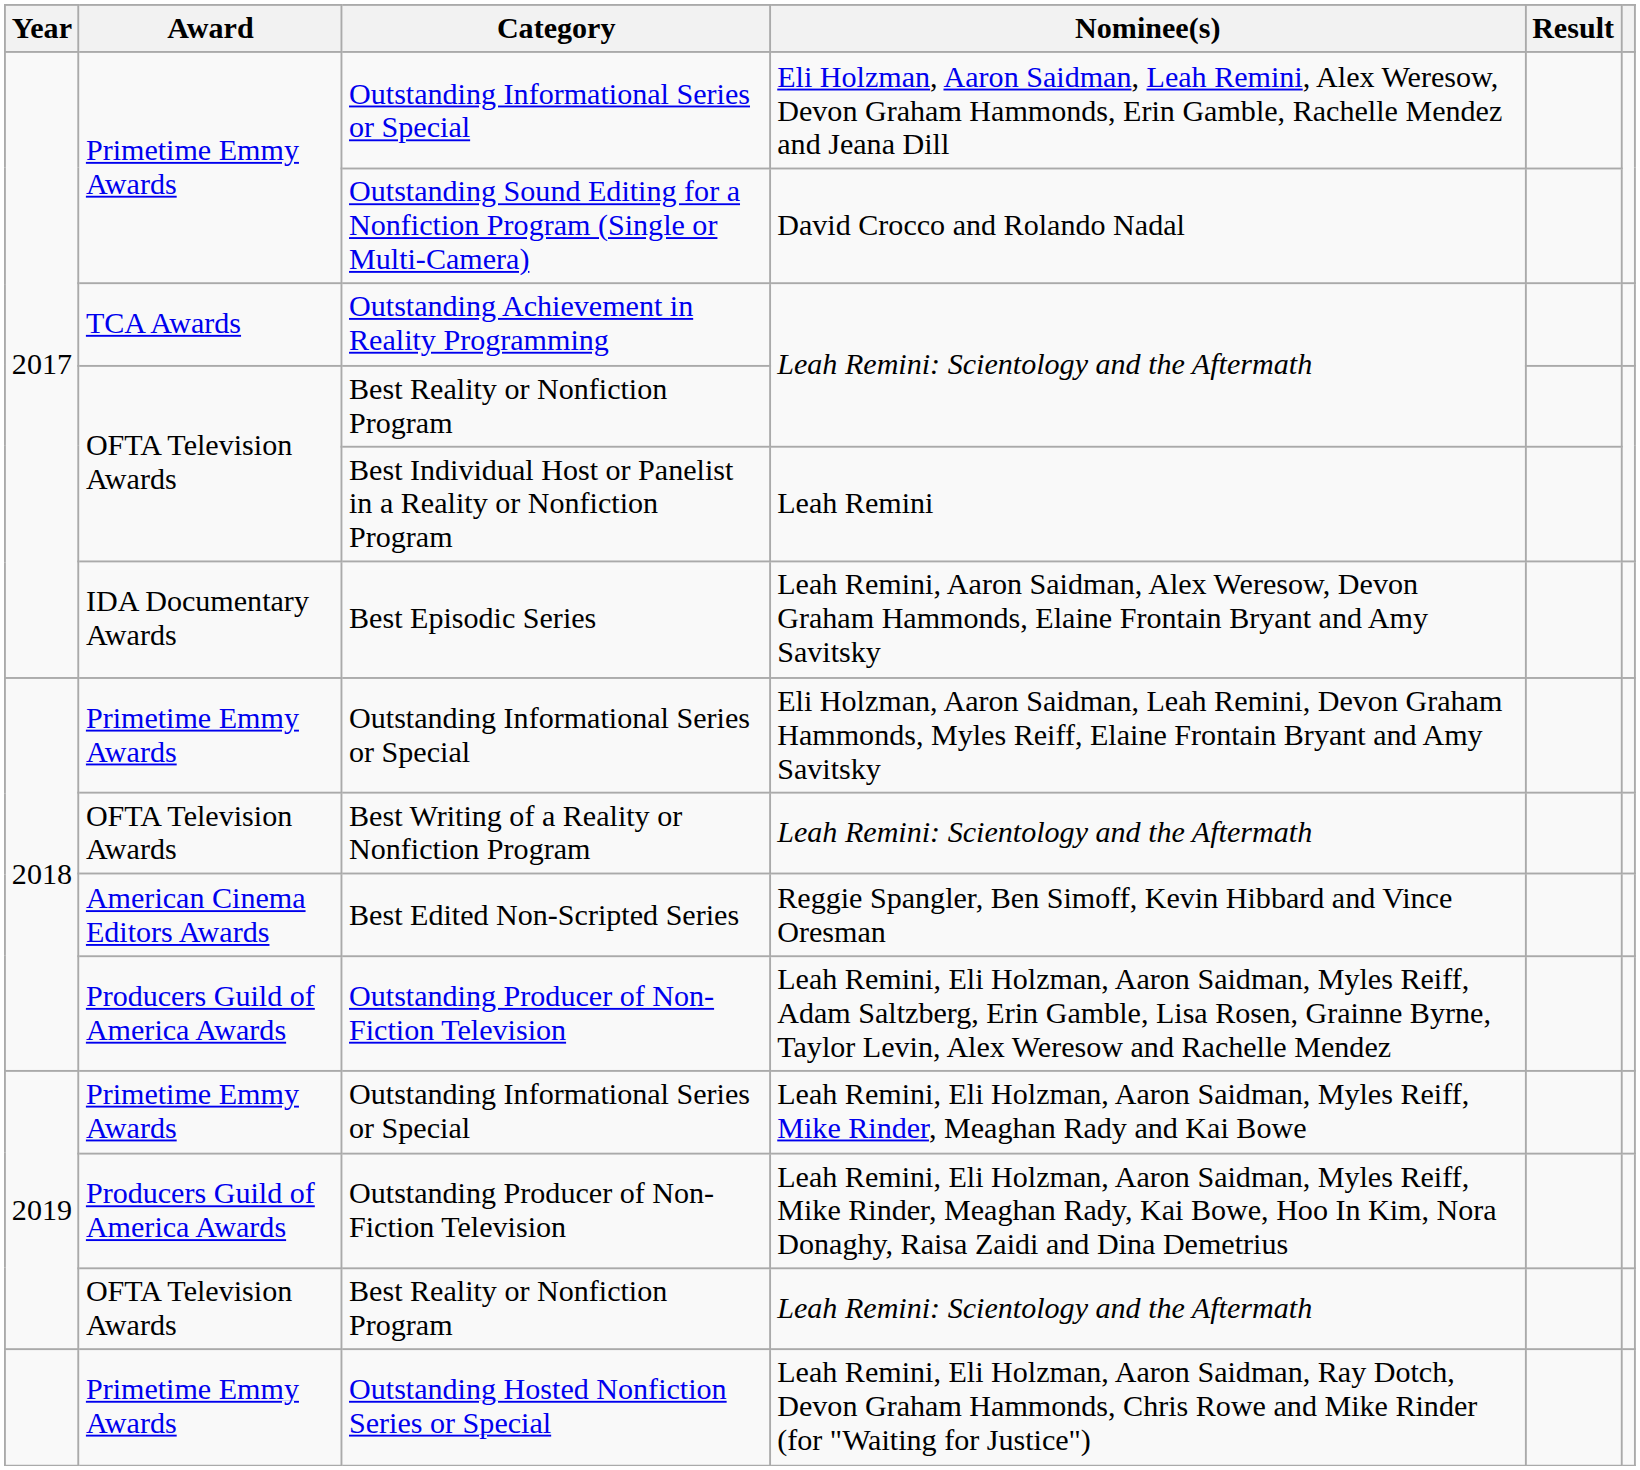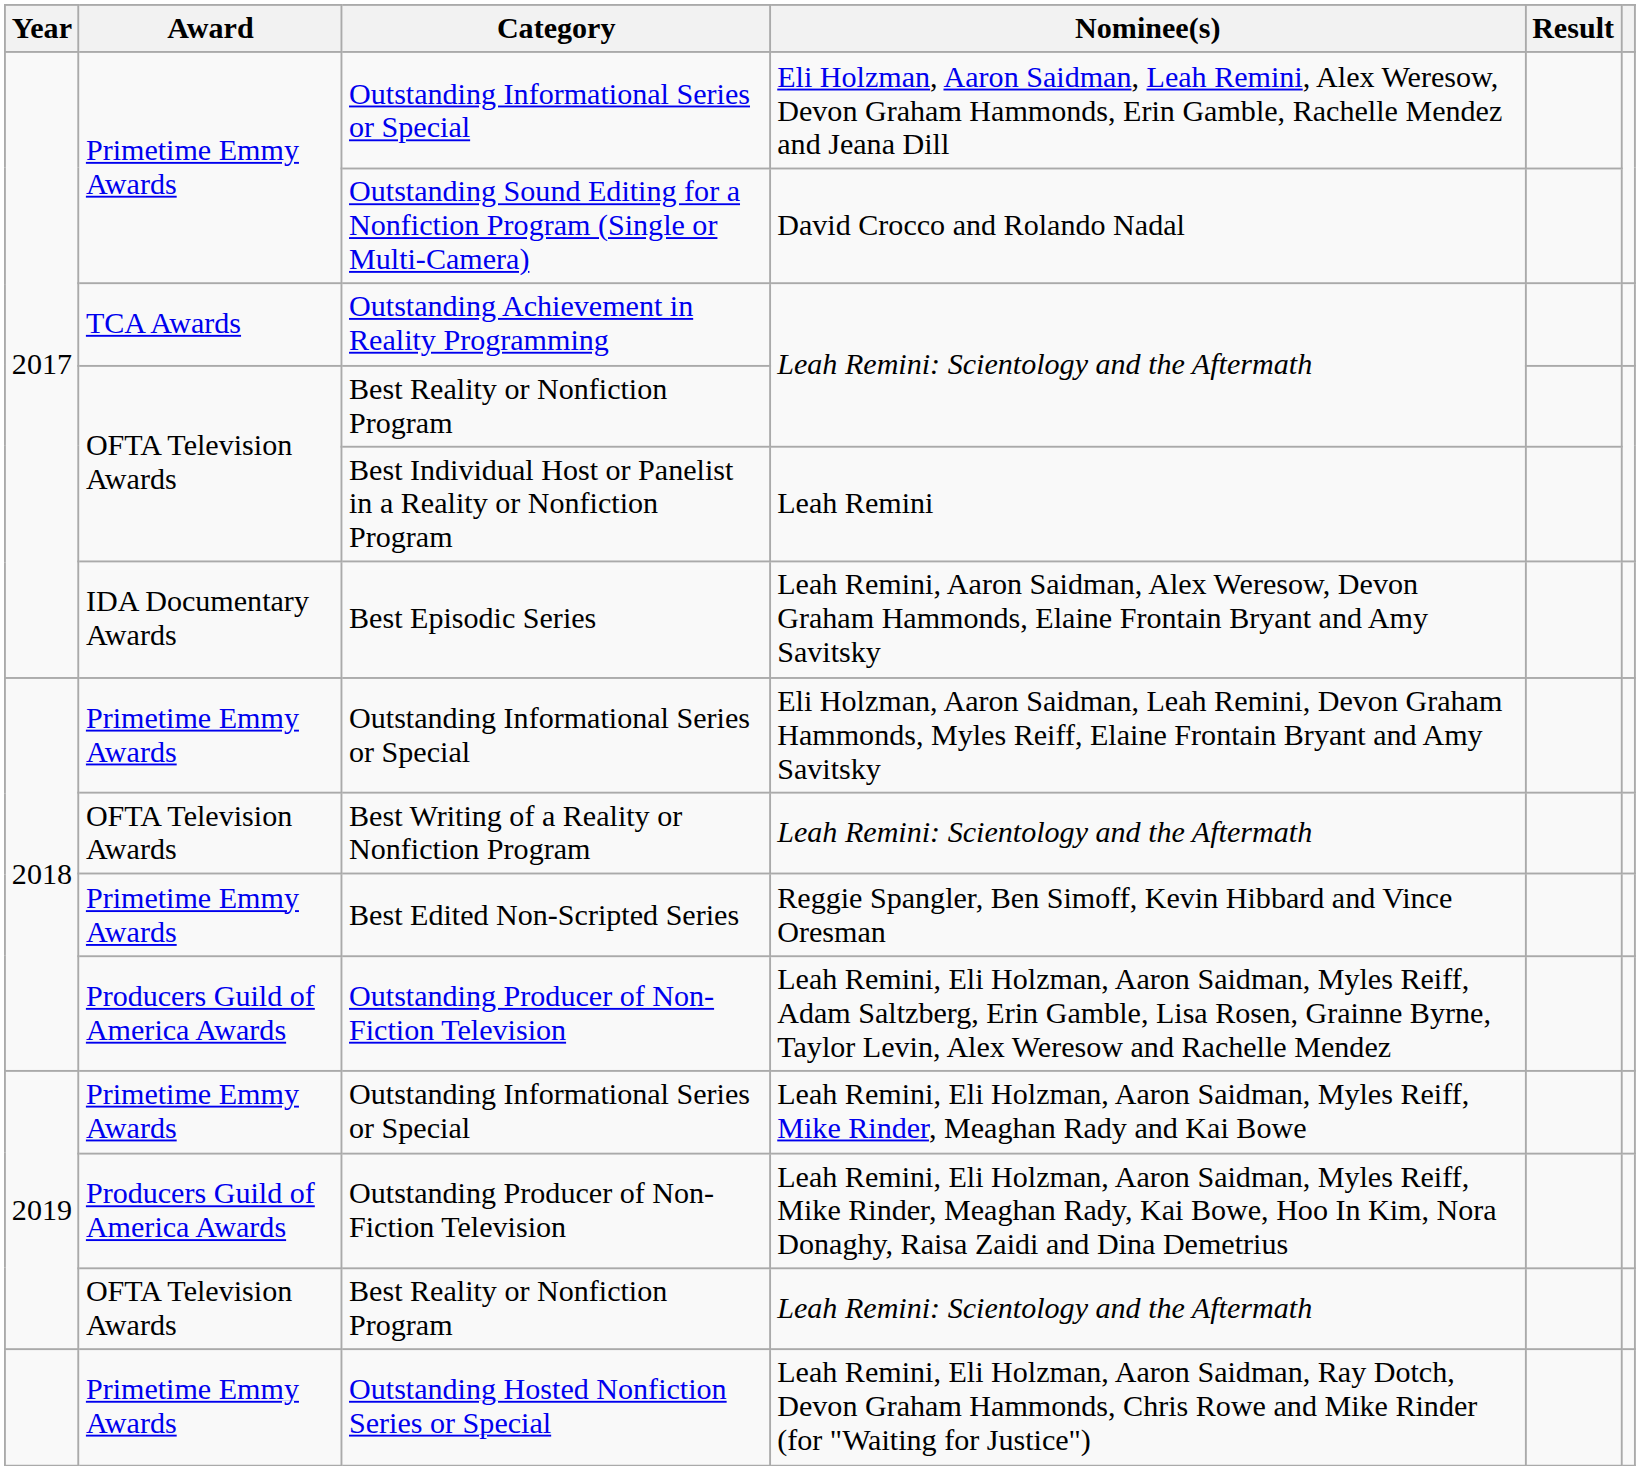(196, 914) American Cinema Editors Awards -> (192, 914) Primetime Emmy Awards
